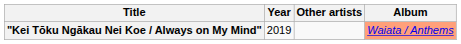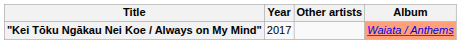(279, 30) 2019 -> (279, 30) 2017
